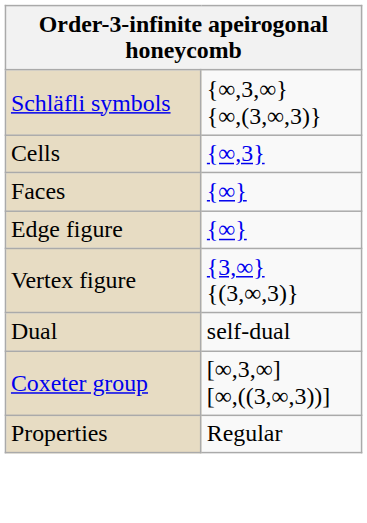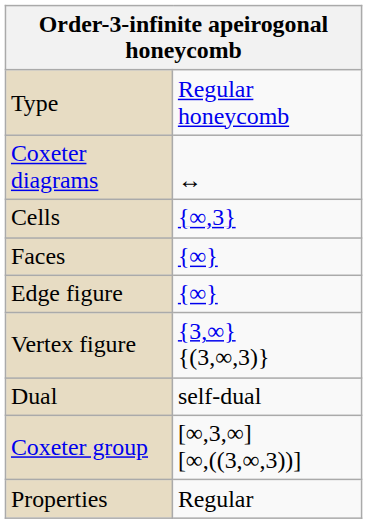+ row: (35, 102)
- row: (91, 102)
+ row: (55, 166)
